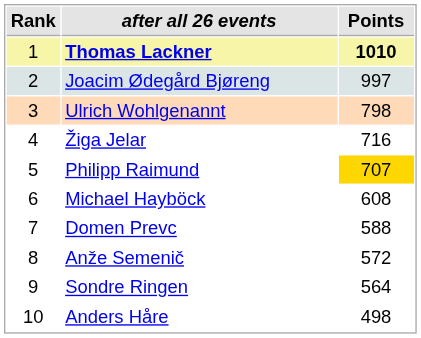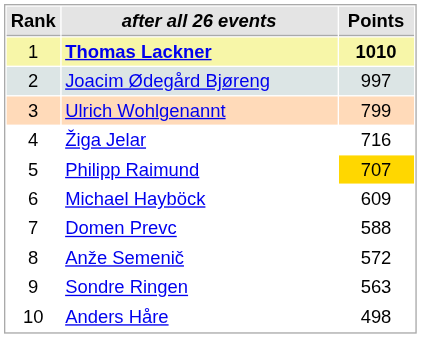(376, 111) 798 -> (376, 111) 799
(376, 199) 608 -> (376, 199) 609
(376, 287) 564 -> (376, 287) 563
